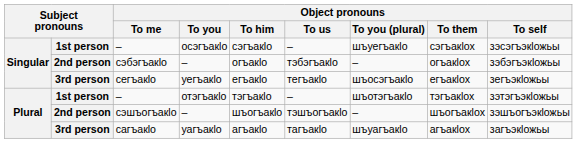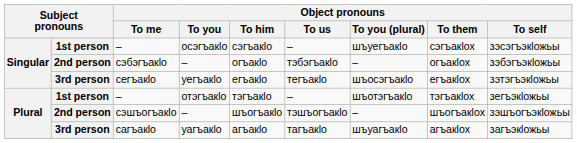(520, 79) зегъэкӏожьы -> (524, 79) зэтэгъэкӏожьы
(524, 96) зэтэгъэкӏожьы -> (520, 96) зегъэкӏожьы
